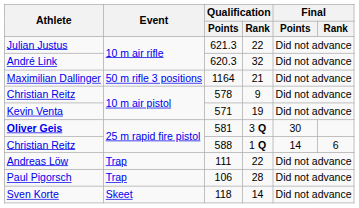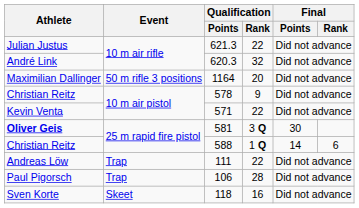(258, 79) 21 -> (258, 79) 20
(258, 112) 19 -> (258, 112) 22
(258, 195) 14 -> (258, 195) 16
